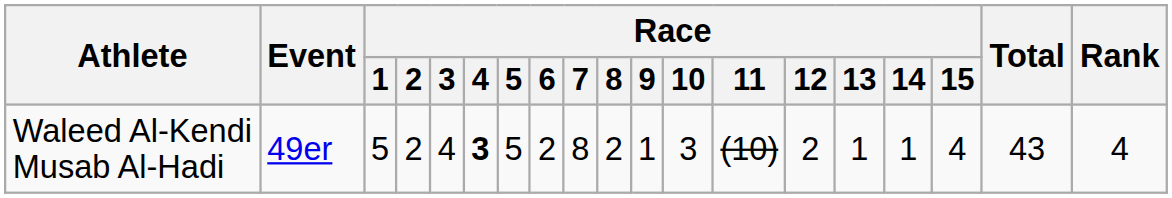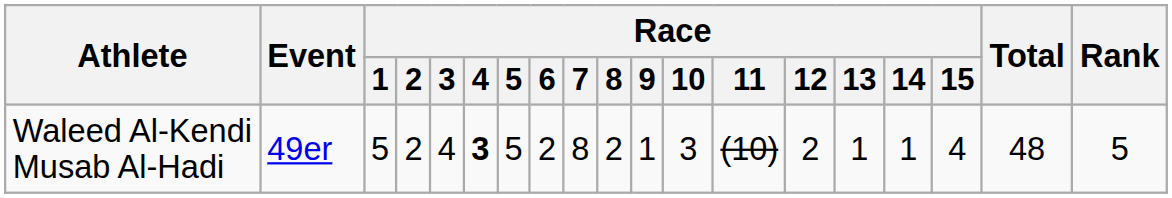(1027, 149) 43 -> (1027, 149) 48
(1120, 149) 4 -> (1120, 149) 5
